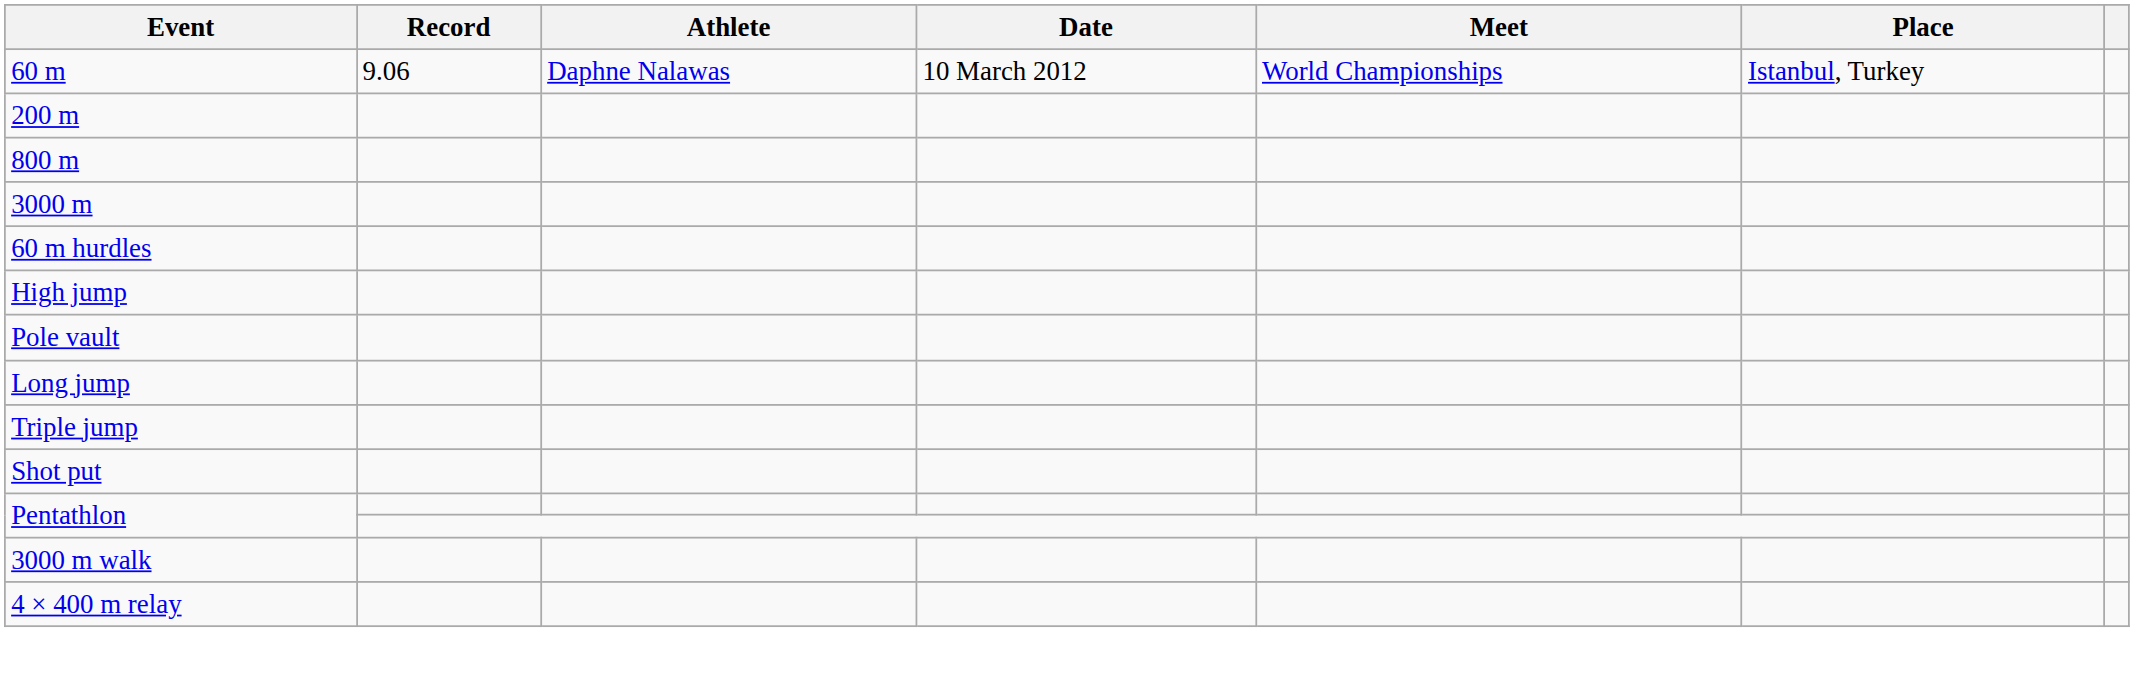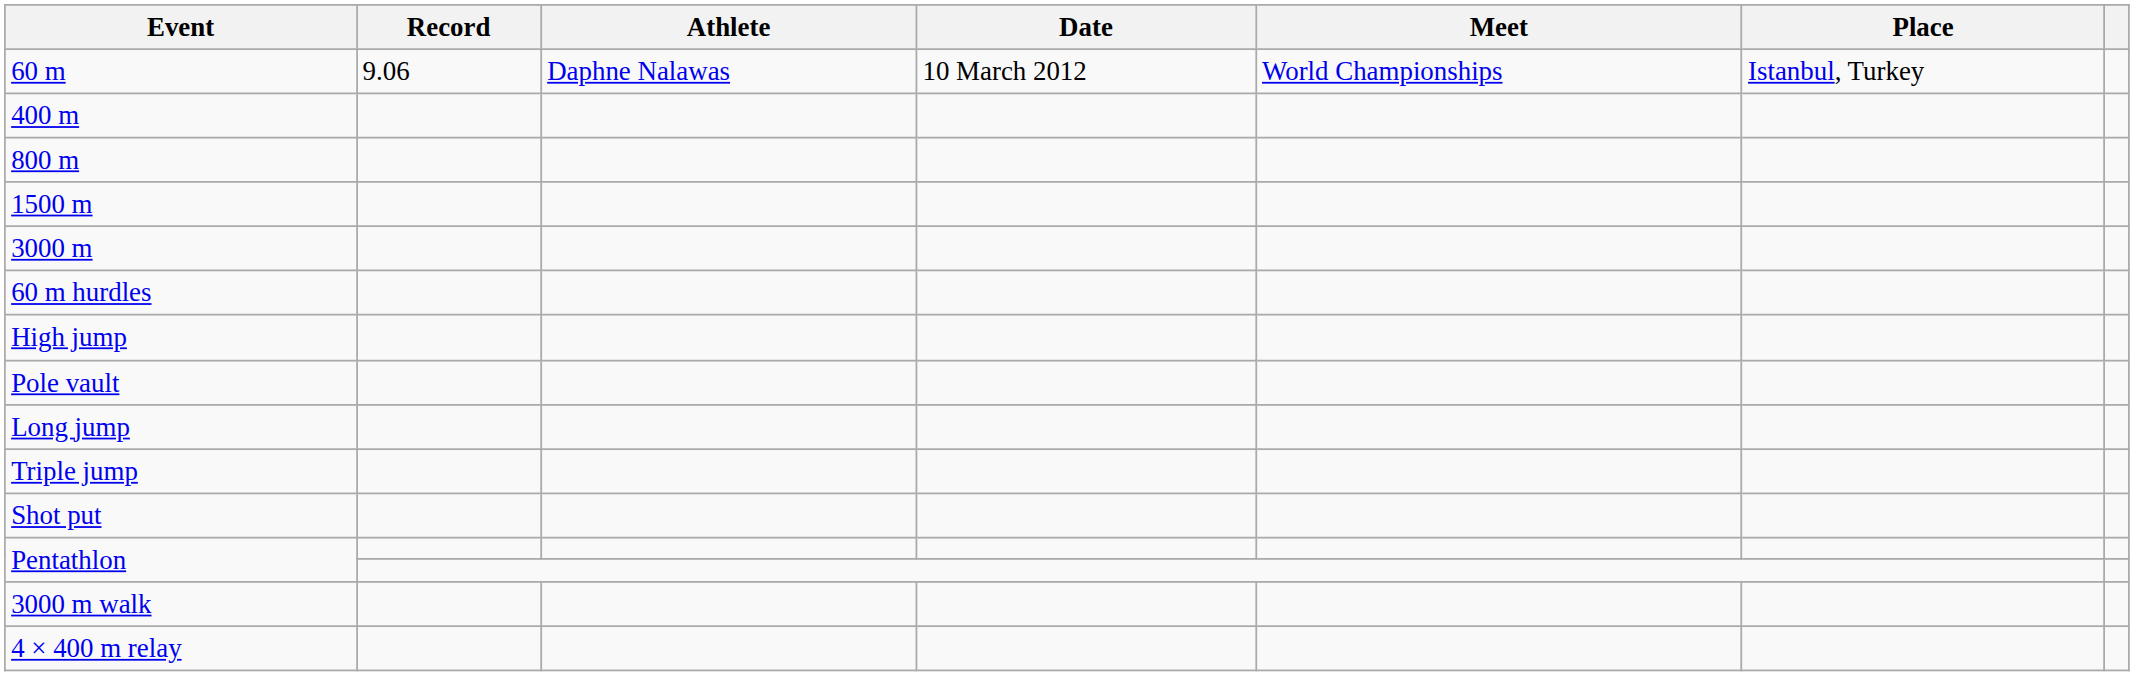- row: (45, 115)
+ row: (45, 115)
+ row: (52, 204)
